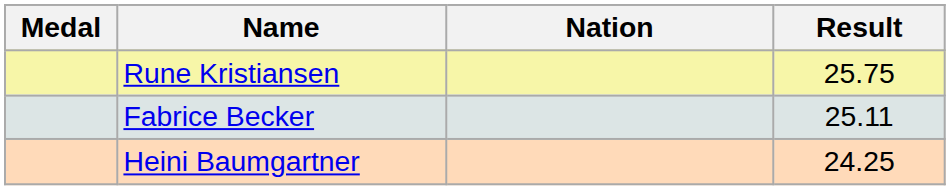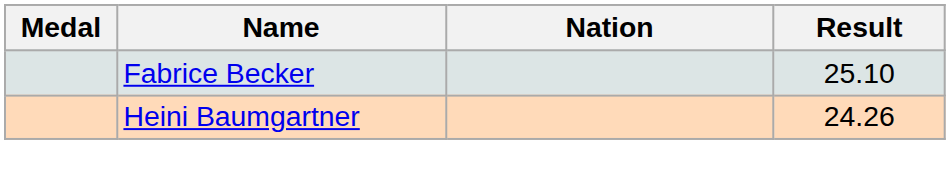- row: (231, 73)
(859, 117) 25.11 -> (859, 73) 25.10
(859, 162) 24.25 -> (859, 117) 24.26
